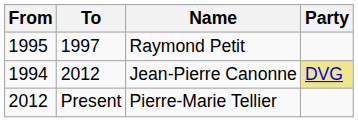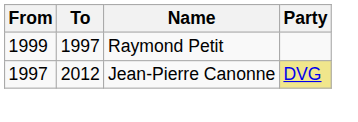(28, 46) 1995 -> (28, 46) 1999
(28, 74) 1994 -> (28, 74) 1997
- row: (203, 102)
